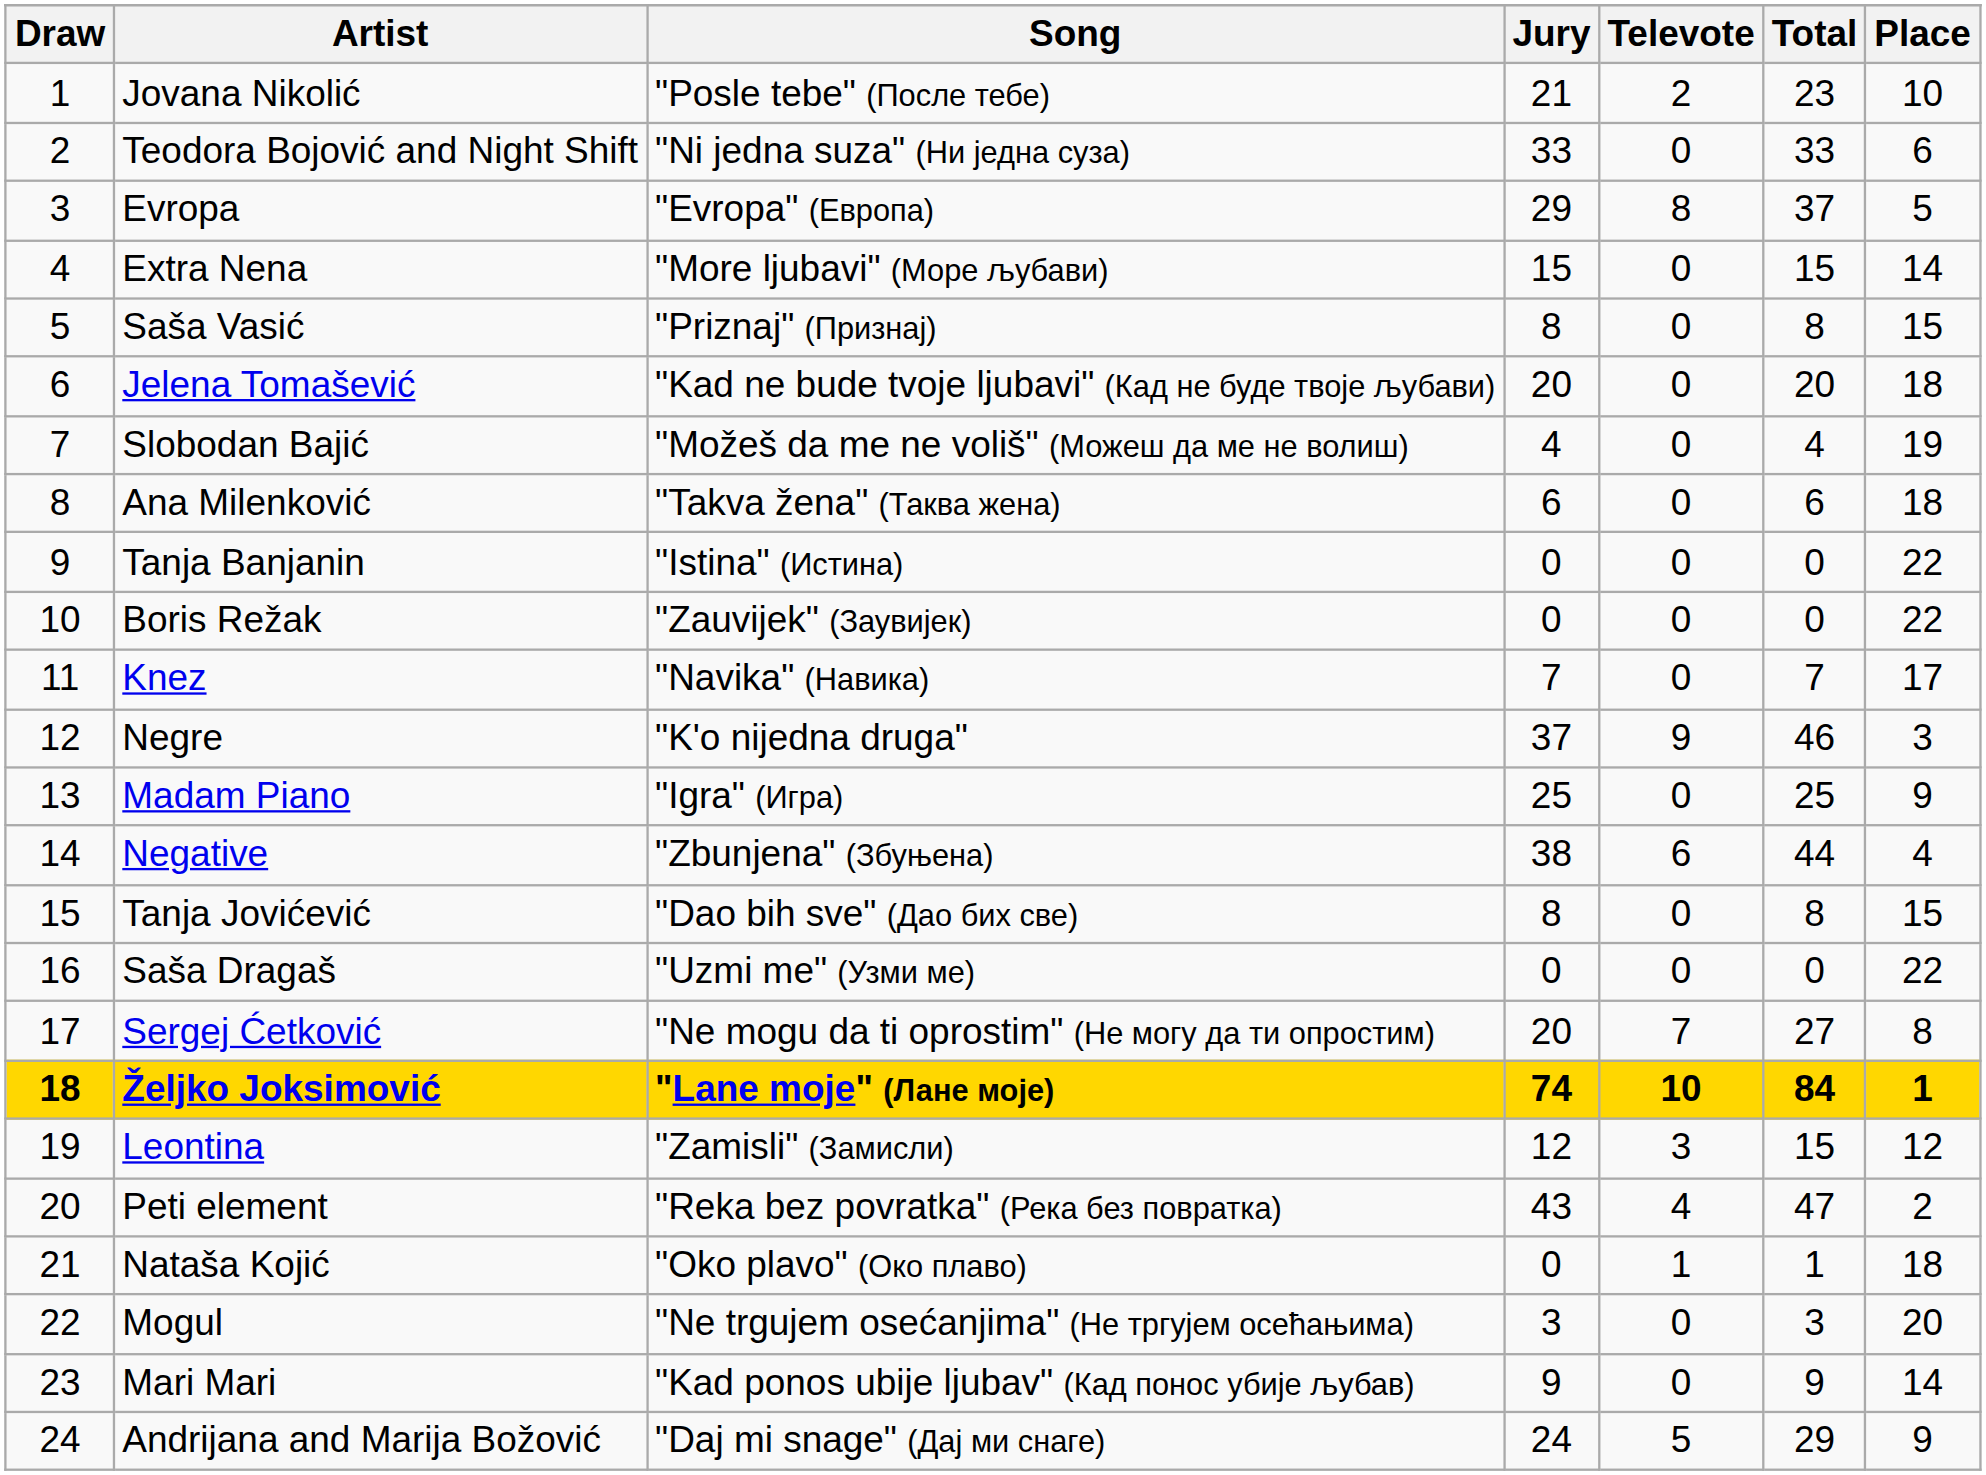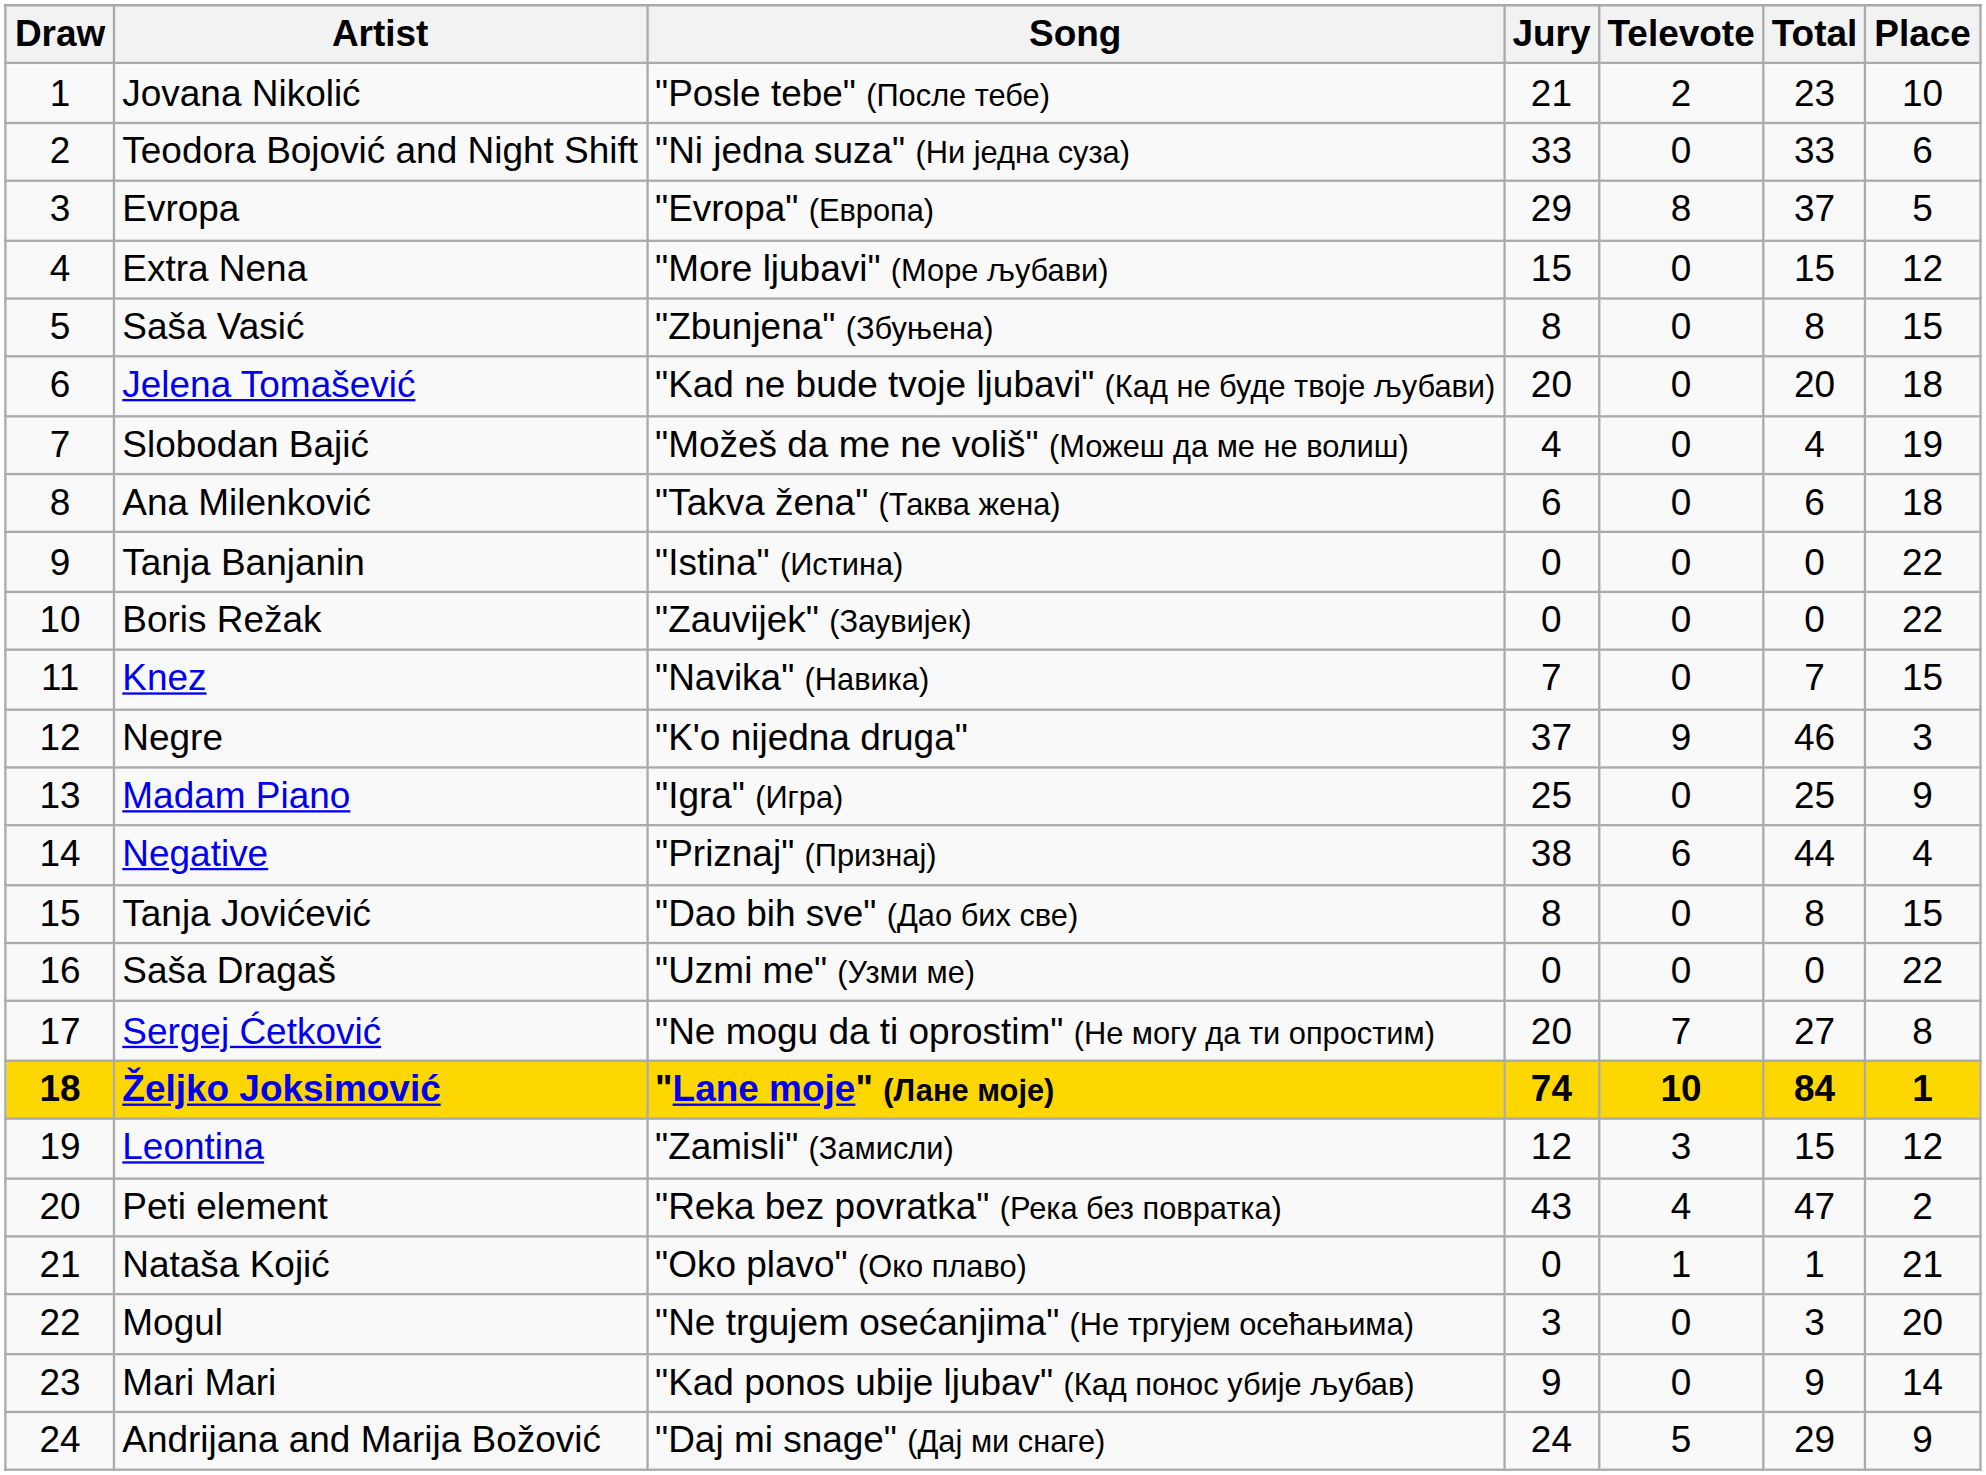(1923, 268) 14 -> (1923, 268) 12
(796, 326) "Priznaj" (Признај) -> (824, 326) "Zbunjena" (Збуњена)
(1923, 678) 17 -> (1923, 678) 15
(824, 854) "Zbunjena" (Збуњена) -> (796, 854) "Priznaj" (Признај)
(1923, 1264) 18 -> (1923, 1264) 21
